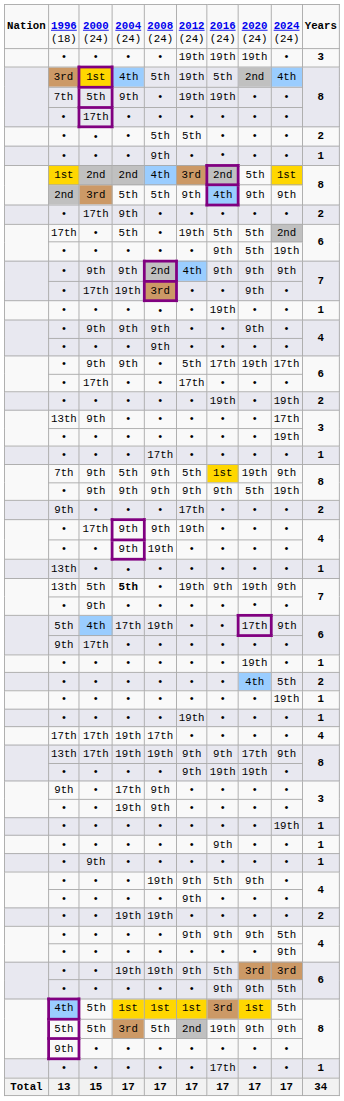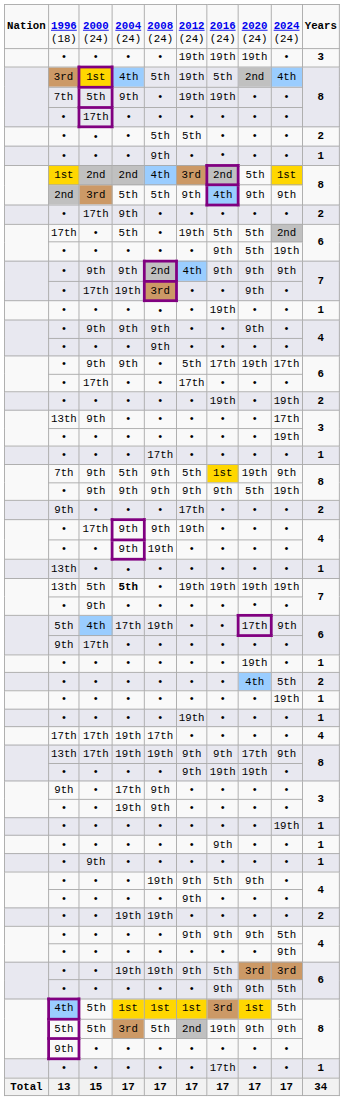(223, 587) 9th -> (223, 587) 19th
(287, 587) 9th -> (287, 587) 19th
